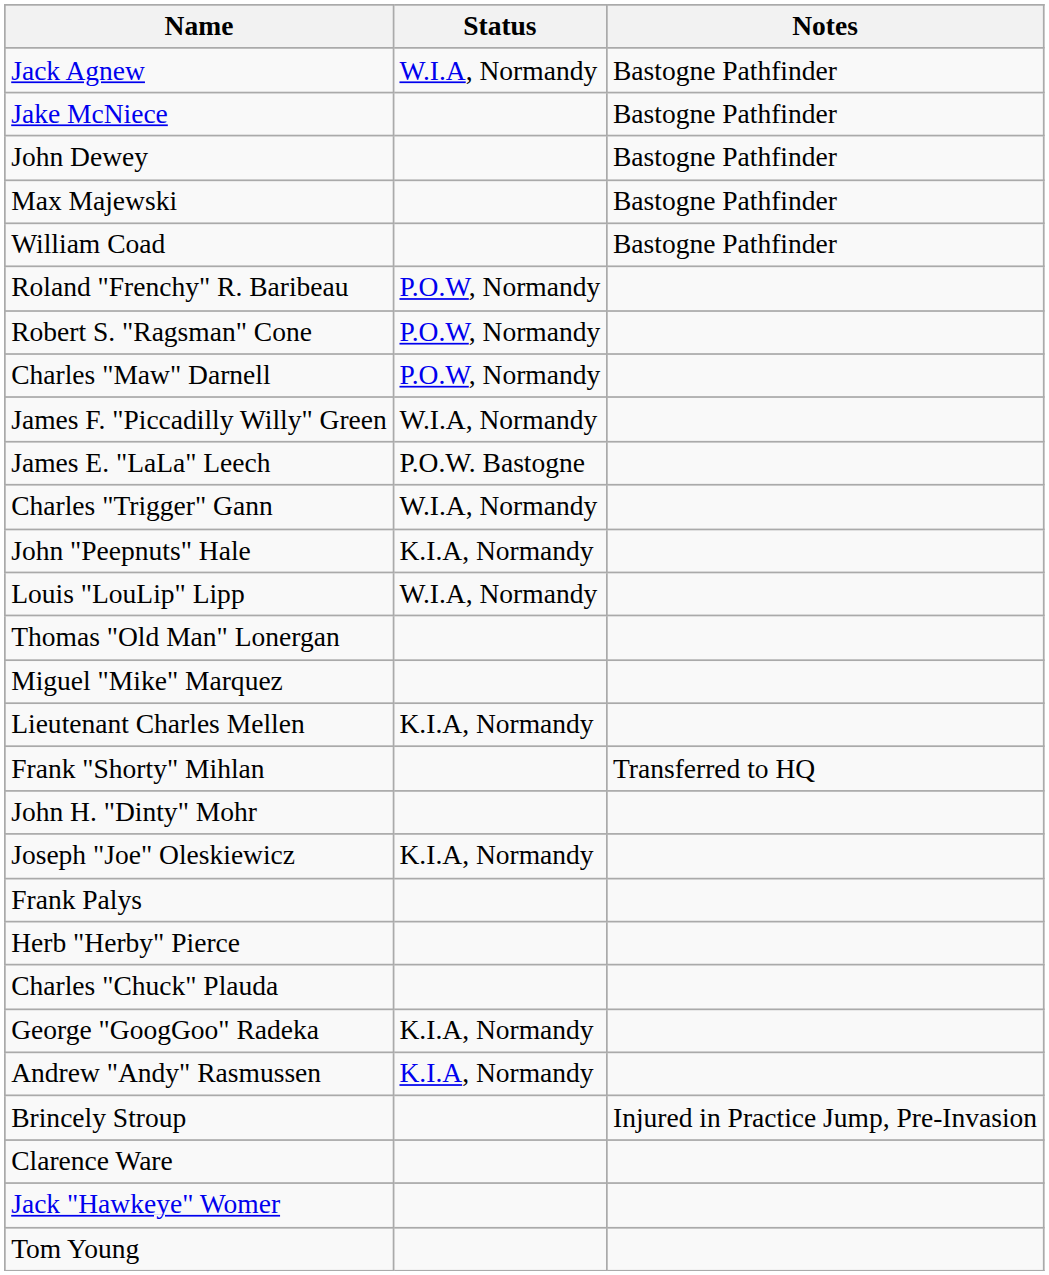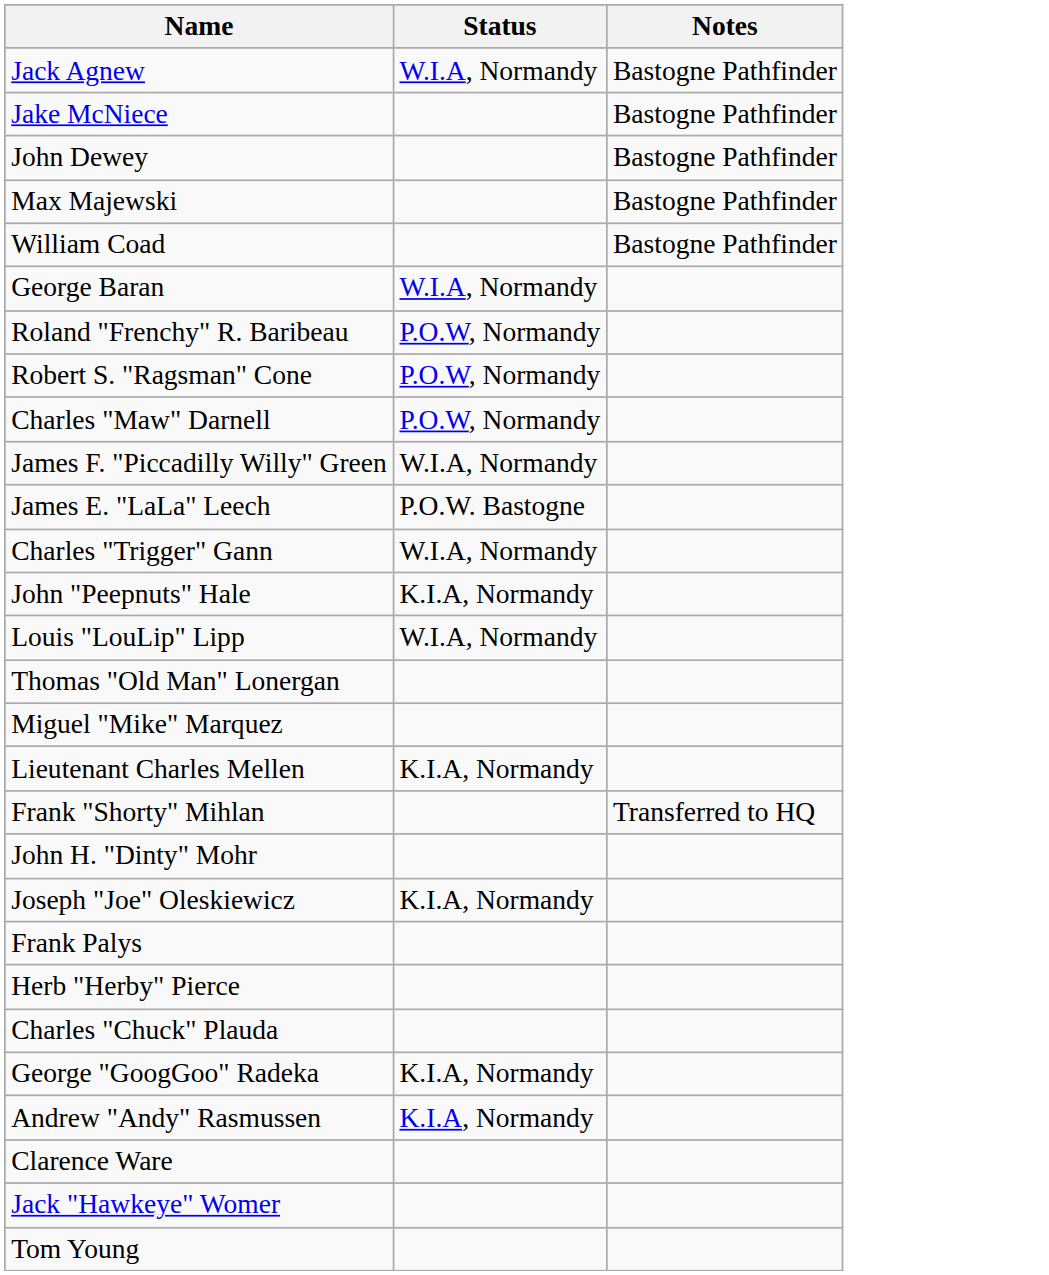+ row: (88, 288)
- row: (99, 1117)
